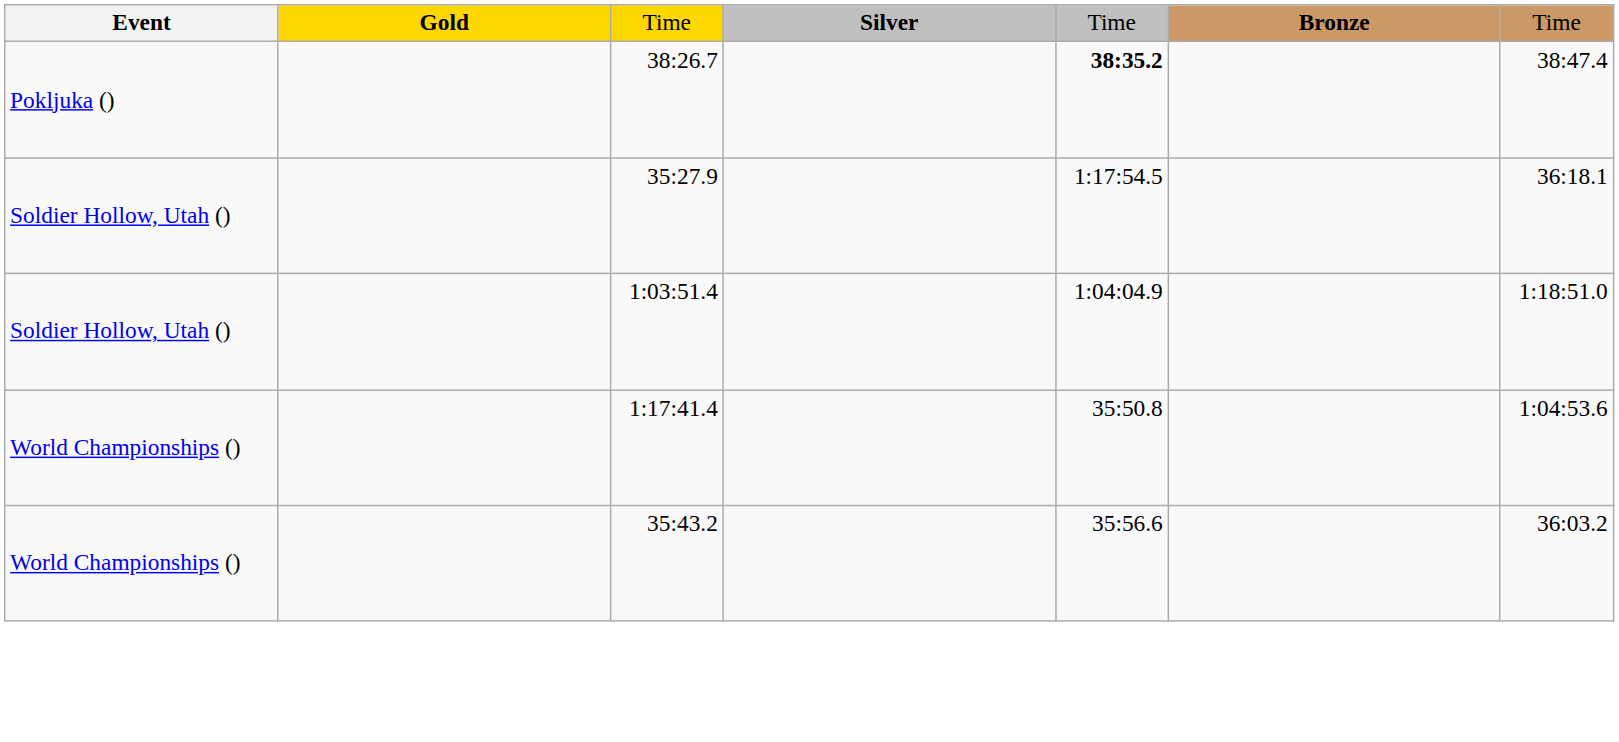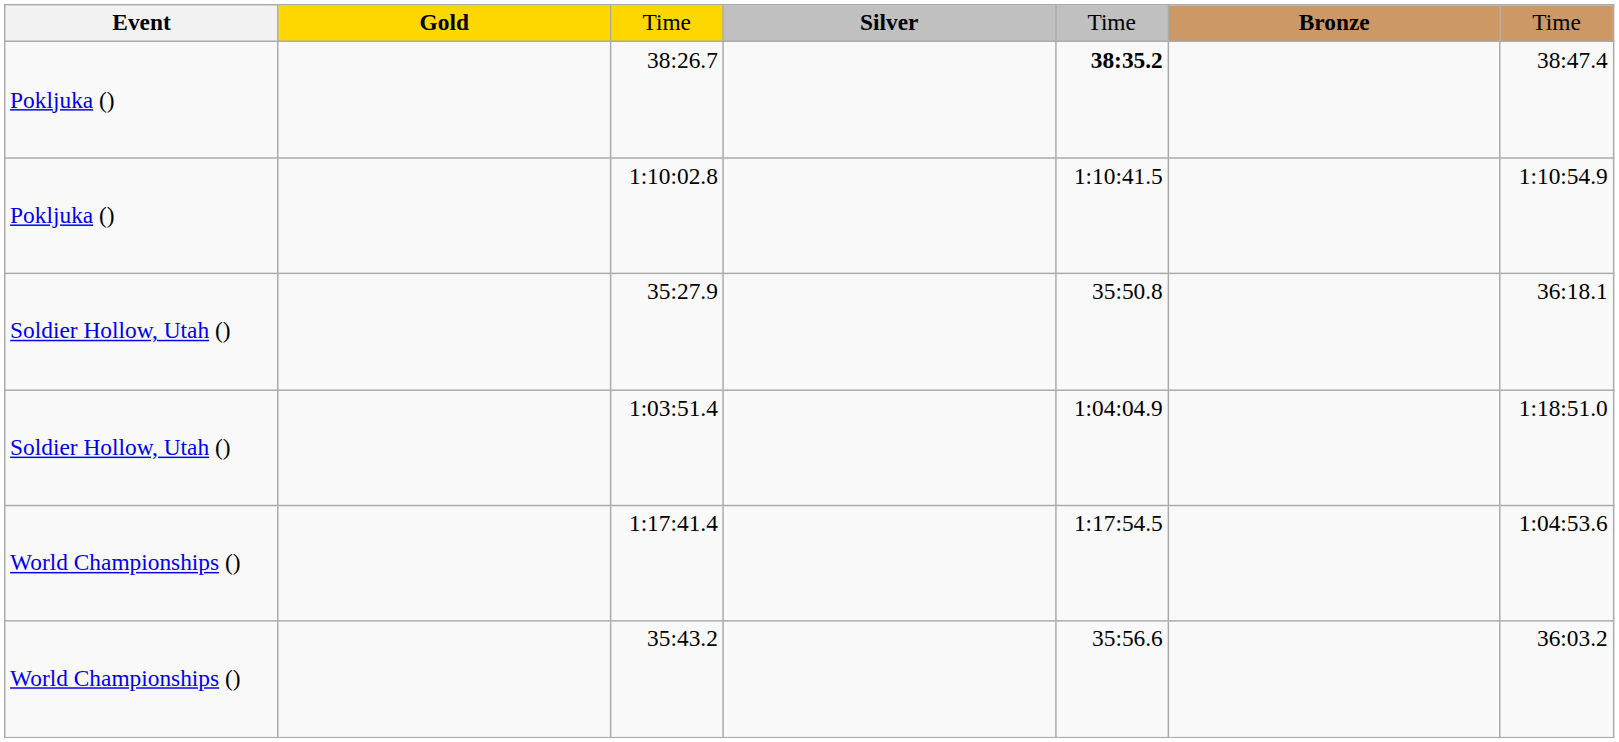+ row: (673, 175)
(1118, 175) 1:17:54.5 -> (1127, 291) 35:50.8
(1127, 407) 35:50.8 -> (1118, 523) 1:17:54.5
